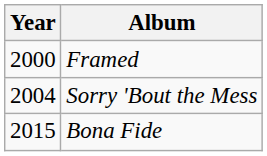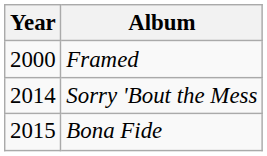(33, 95) 2004 -> (33, 95) 2014
